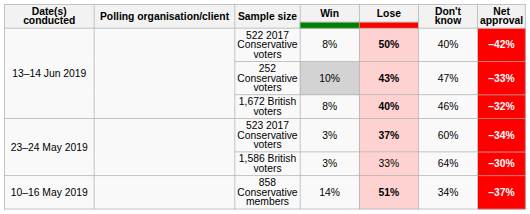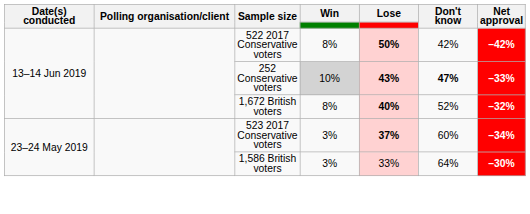(448, 45) 40% -> (448, 45) 42%
(448, 78) normal -> (448, 78) bold
(448, 107) 46% -> (448, 107) 52%
- row: (267, 192)
